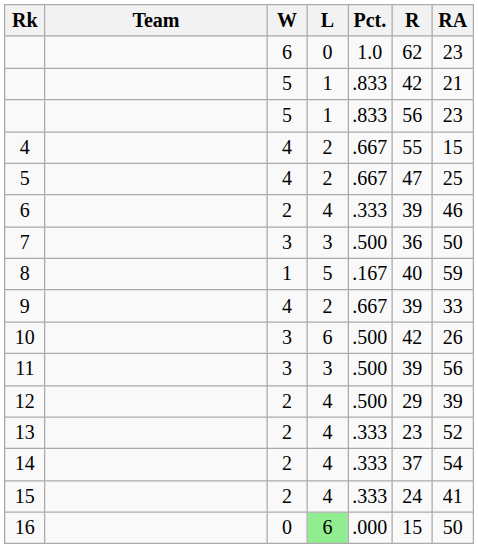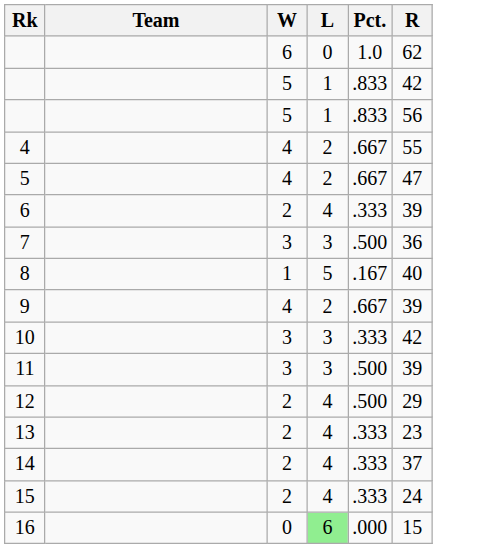- column: (453, 20)
(328, 337) 6 -> (328, 337) 3
(370, 337) .500 -> (370, 337) .333
